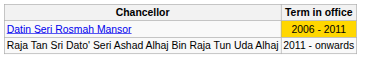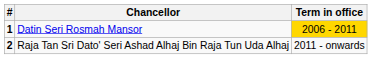+ column: (10, 12)
